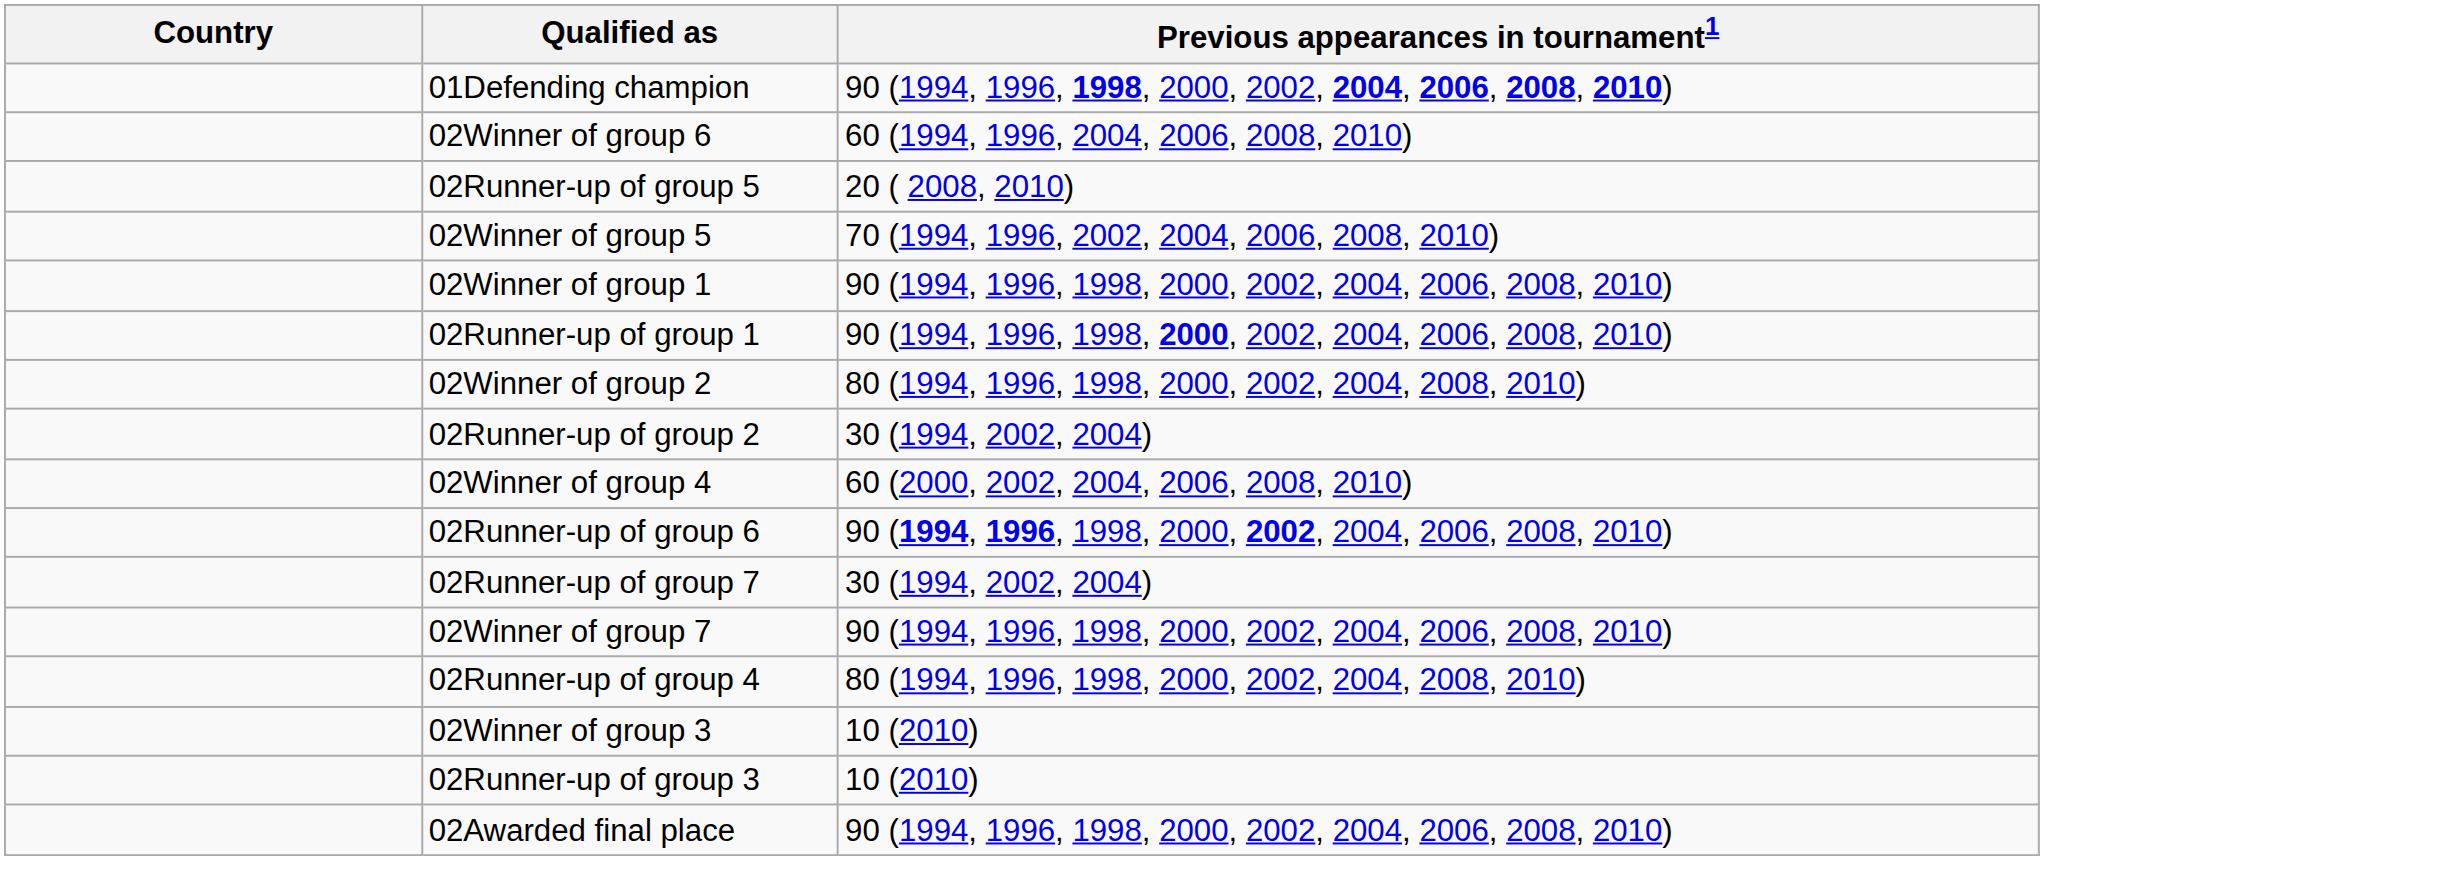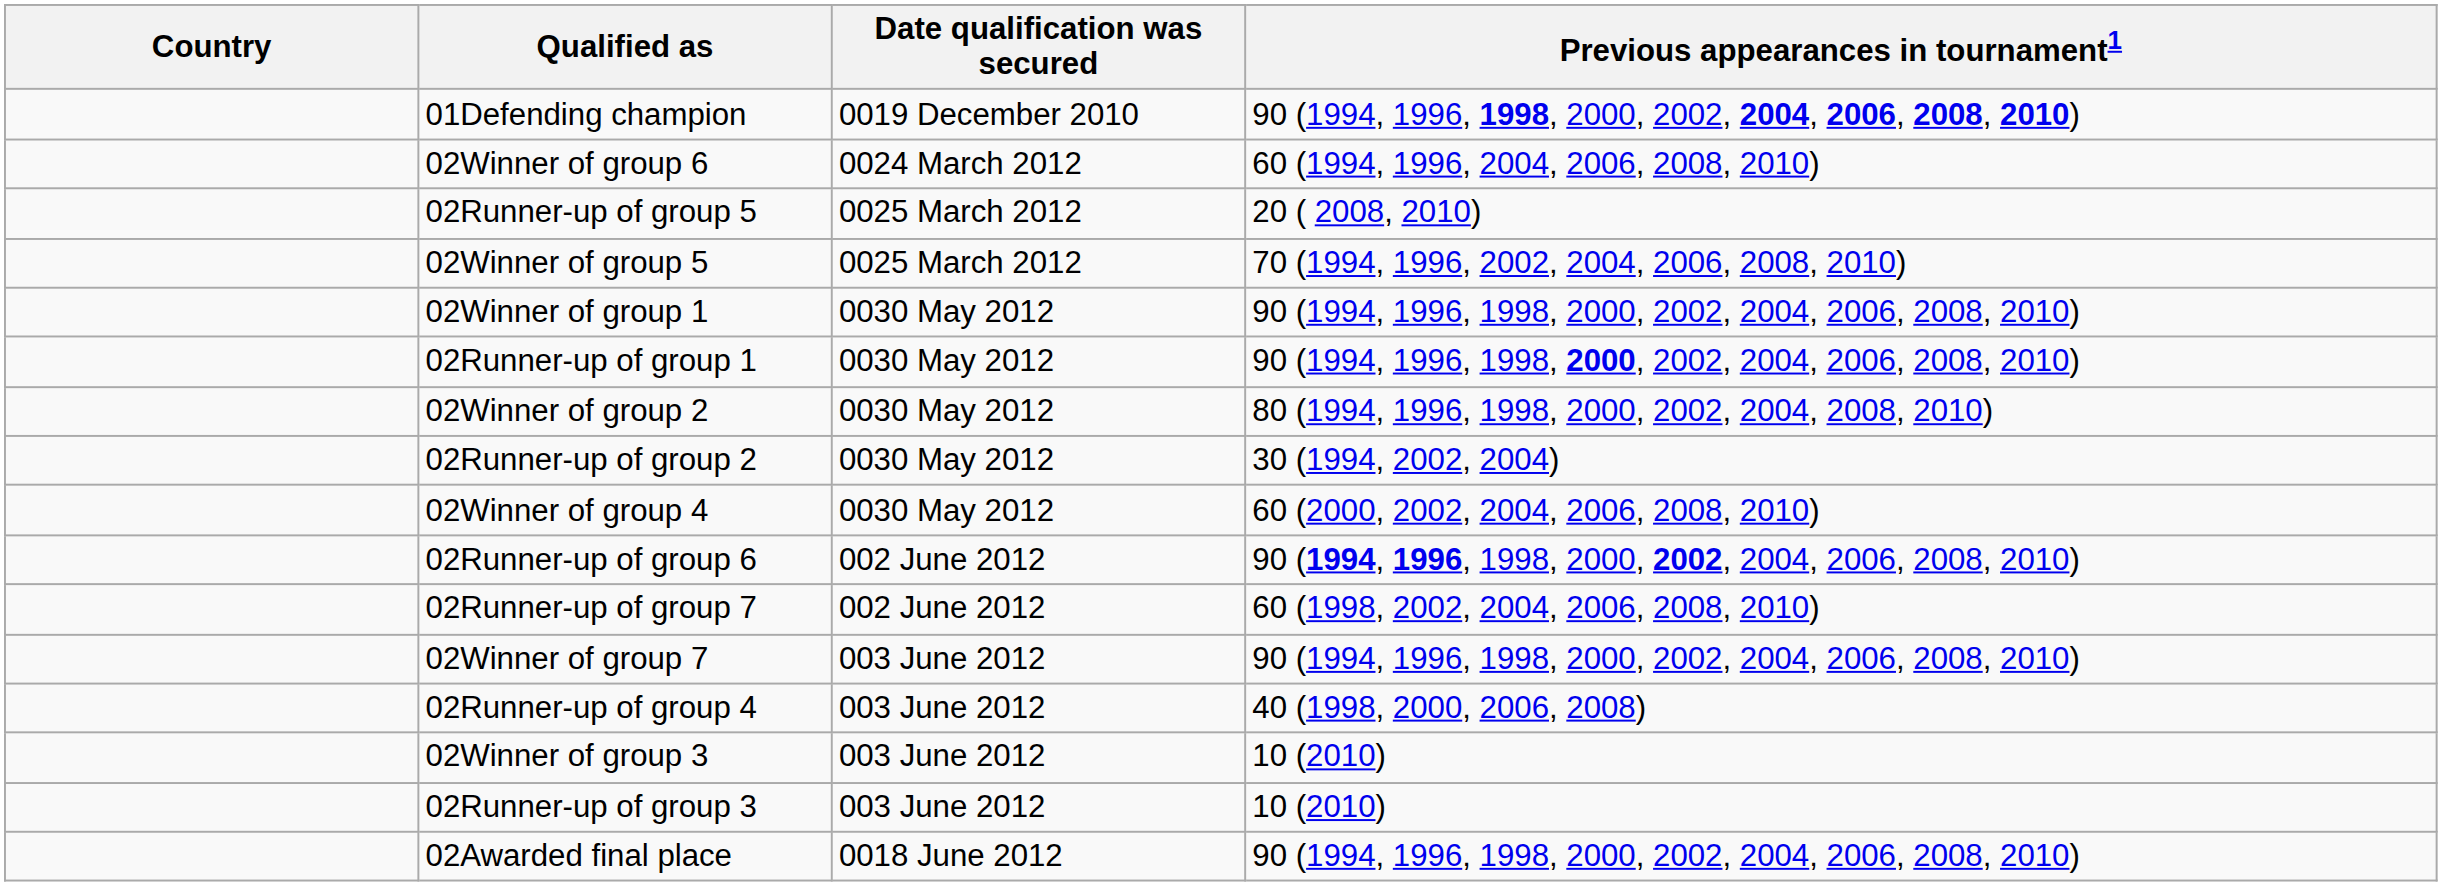+ column: (1038, 46)
(999, 581) 30 (1994, 2002, 2004) -> (1536, 608) 60 (1998, 2002, 2004, 2006, 2008, 2010)
(1216, 680) 80 (1994, 1996, 1998, 2000, 2002, 2004, 2008, 2010) -> (1449, 707) 40 (1998, 2000, 2006, 2008)
